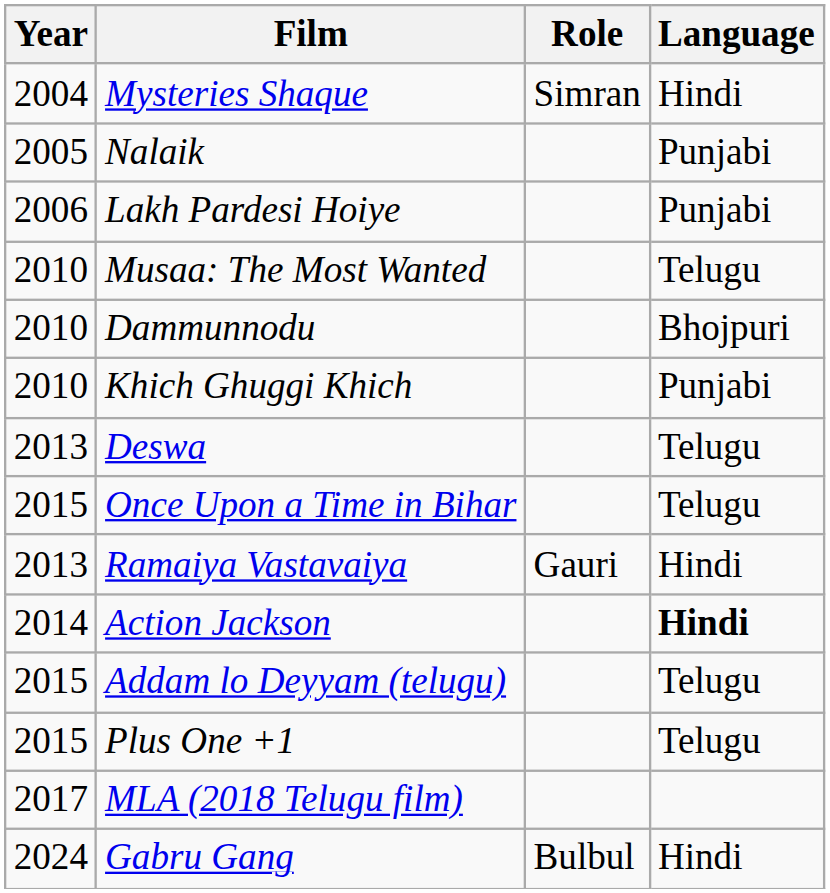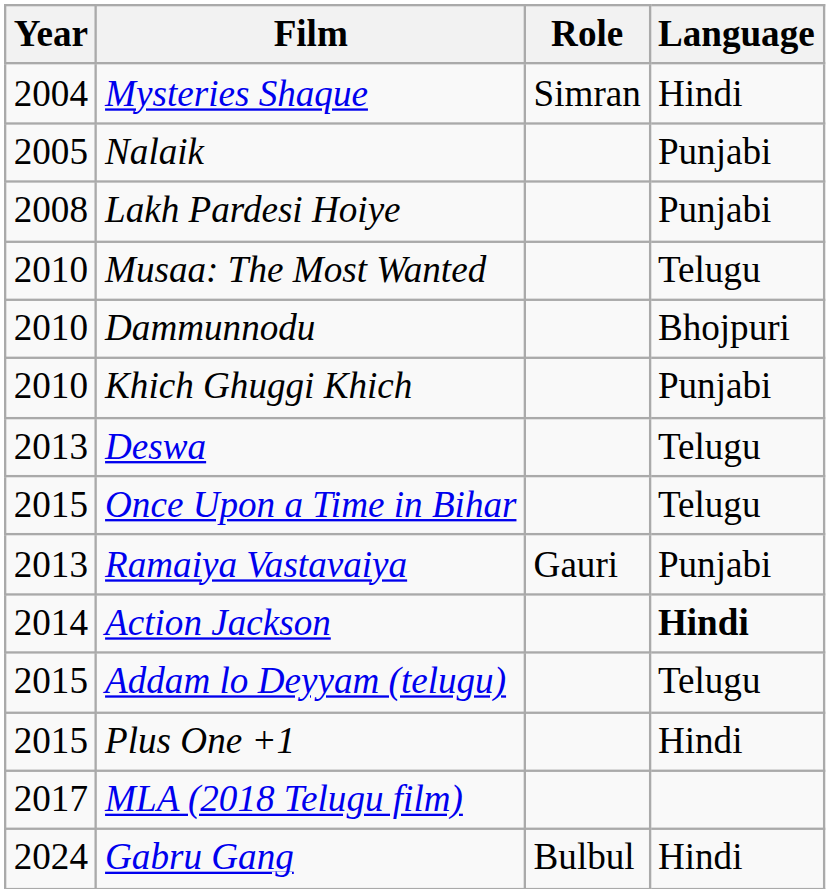(51, 210) 2006 -> (51, 210) 2008
(700, 563) Hindi -> (715, 563) Punjabi
(709, 740) Telugu -> (700, 740) Hindi
